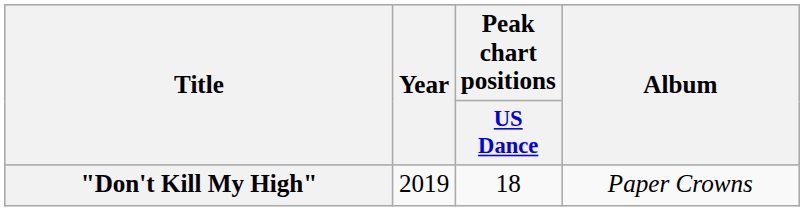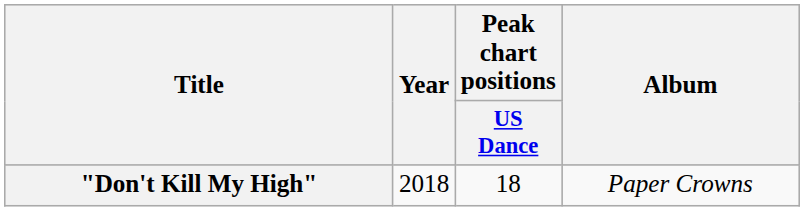(424, 184) 2019 -> (424, 184) 2018
